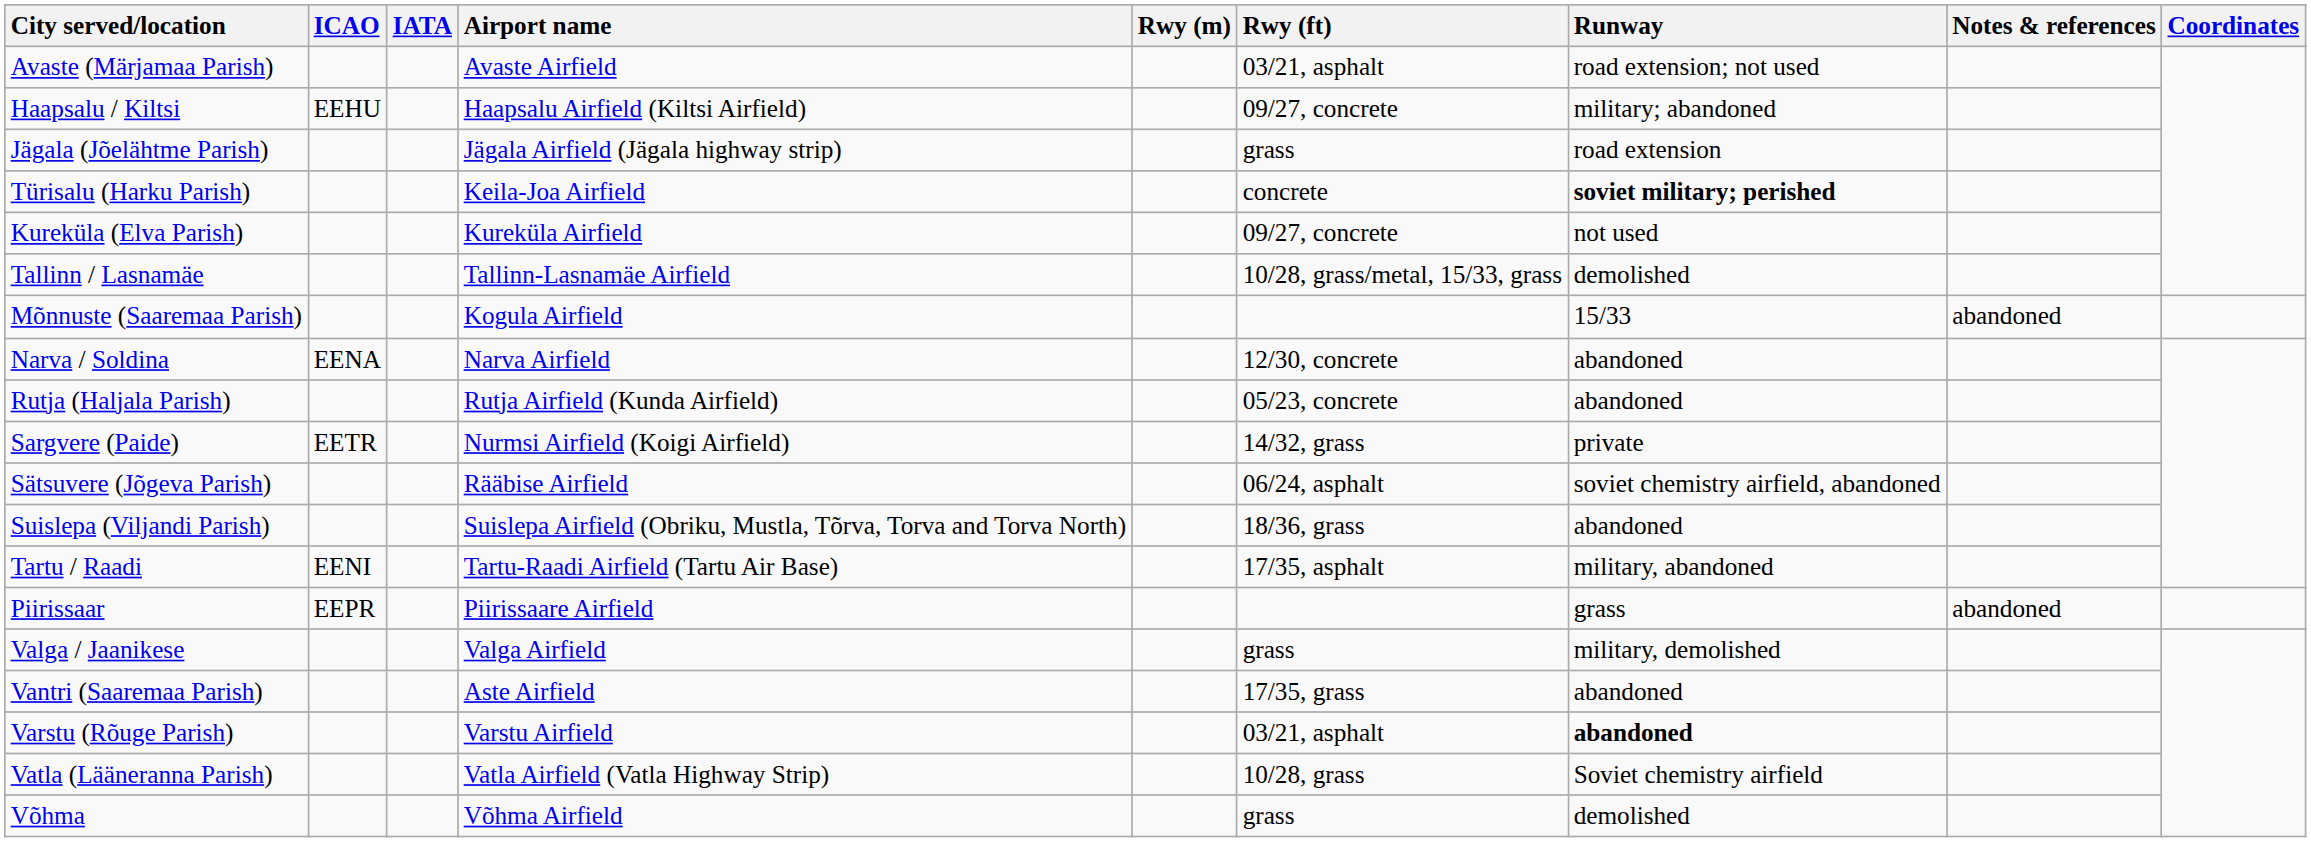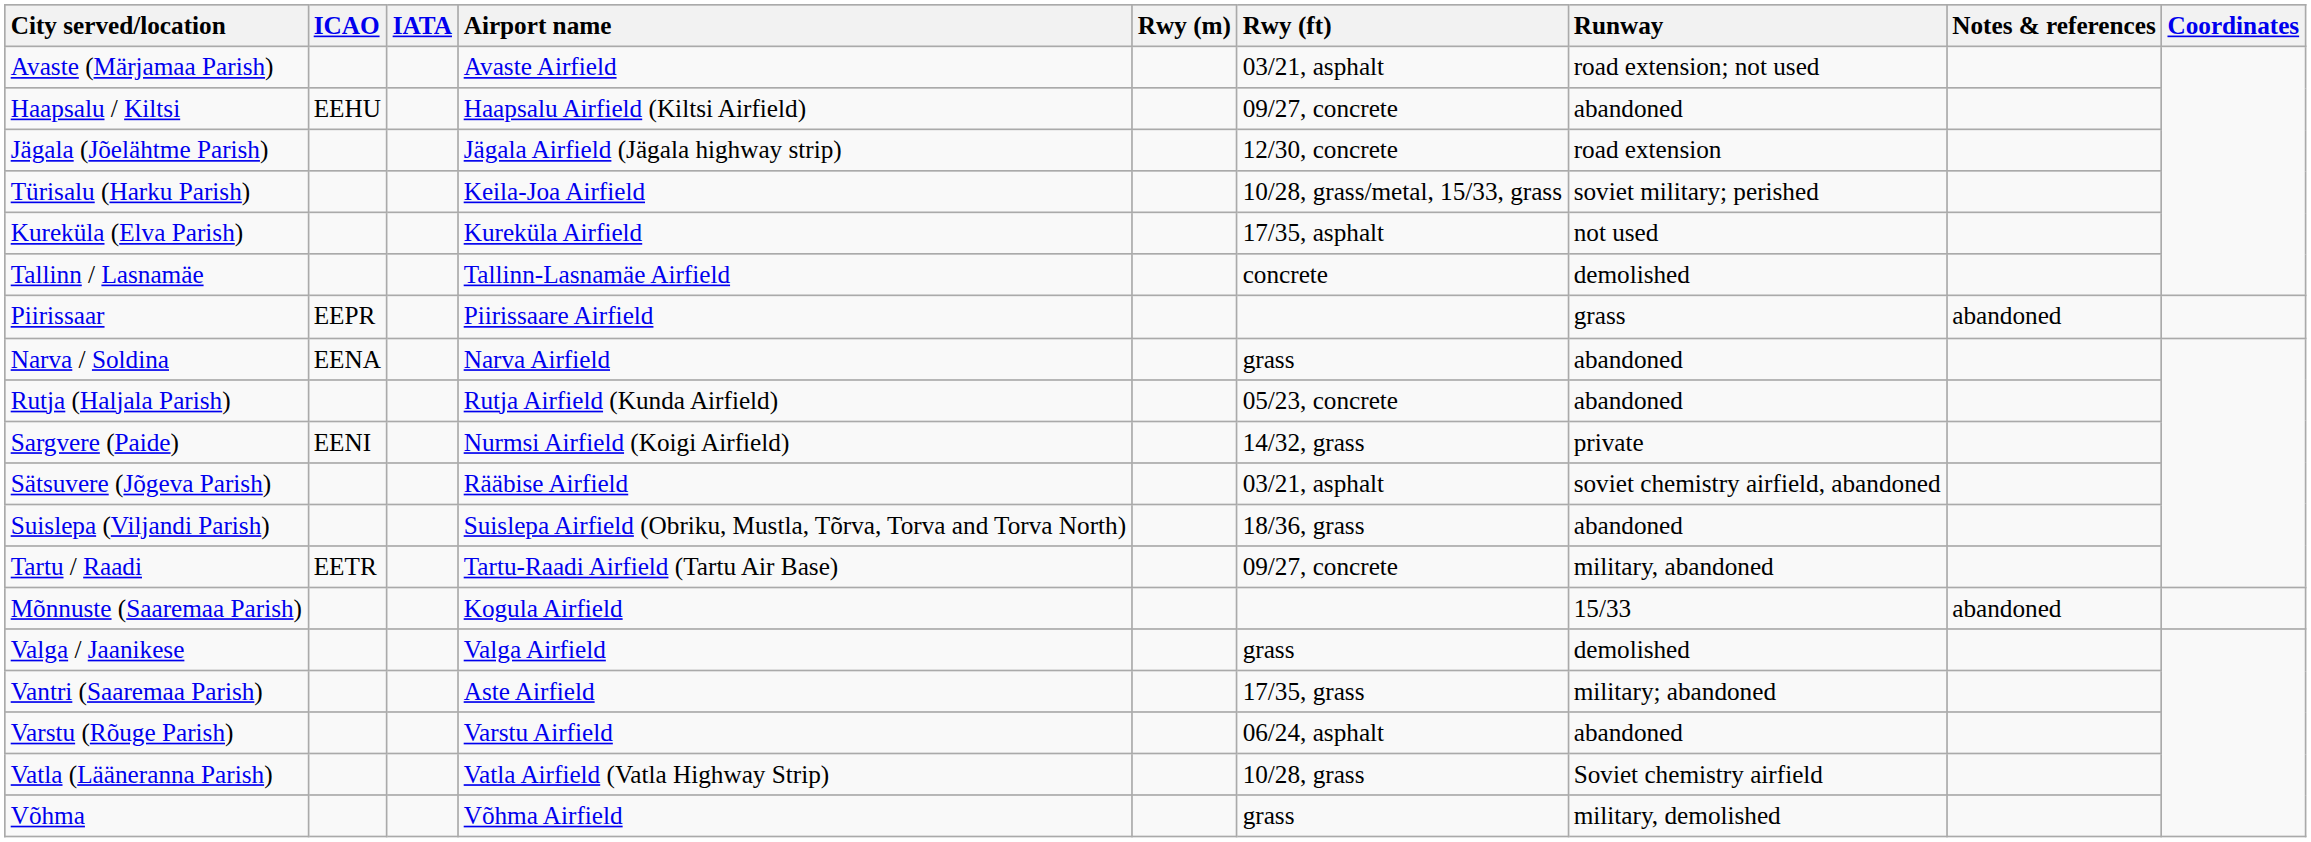(1675, 108) military; abandoned -> (1628, 108) abandoned
(1269, 150) grass -> (1320, 150) 12/30, concrete
(1285, 191) concrete -> (1402, 191) 10/28, grass/metal, 15/33, grass
(1705, 191) bold -> (1696, 191) normal
(1320, 233) 09/27, concrete -> (1313, 233) 17/35, asphalt
(1402, 275) 10/28, grass/metal, 15/33, grass -> (1285, 275) concrete
rows swapped: (156, 316) <-> (58, 607)
(1320, 358) 12/30, concrete -> (1269, 358) grass
(345, 441) EETR -> (342, 441) EENI
(1313, 483) 06/24, asphalt -> (1313, 483) 03/21, asphalt
(342, 566) EENI -> (345, 566) EETR
(1313, 566) 17/35, asphalt -> (1320, 566) 09/27, concrete
(1677, 649) military, demolished -> (1632, 649) demolished
(1628, 691) abandoned -> (1675, 691) military; abandoned
(1313, 732) 03/21, asphalt -> (1313, 732) 06/24, asphalt
(1633, 732) bold -> (1628, 732) normal
(1632, 815) demolished -> (1677, 815) military, demolished
